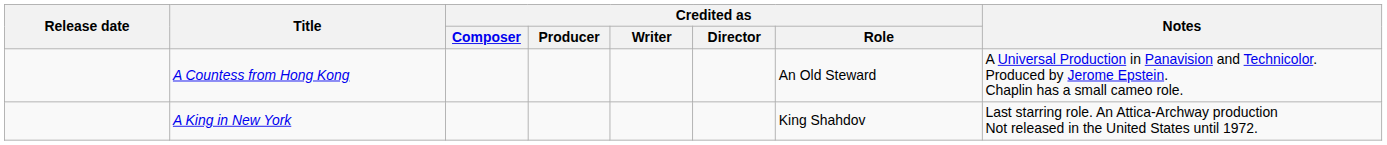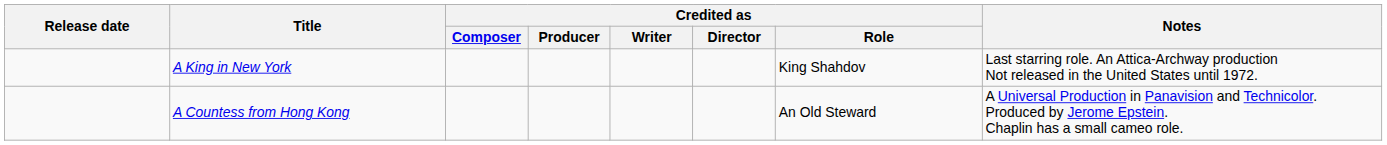rows swapped: (232, 120) <-> (261, 75)
